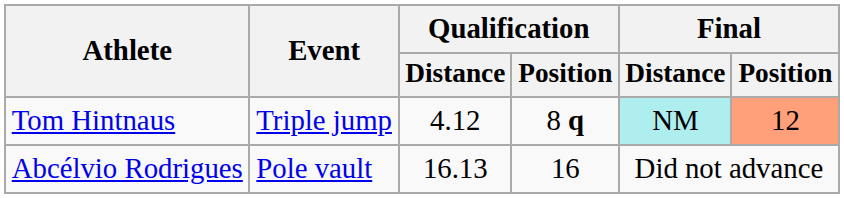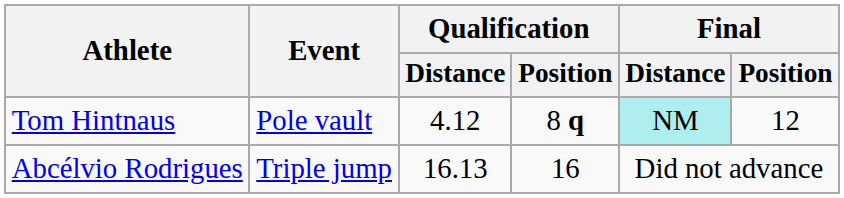(324, 121) Triple jump -> (314, 121) Pole vault
(785, 121) lightsalmon background -> (785, 121) no background
(314, 168) Pole vault -> (324, 168) Triple jump
